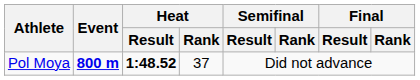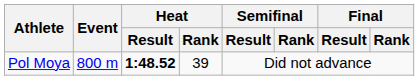(98, 63) bold -> (97, 63) normal
(201, 63) 37 -> (201, 63) 39
